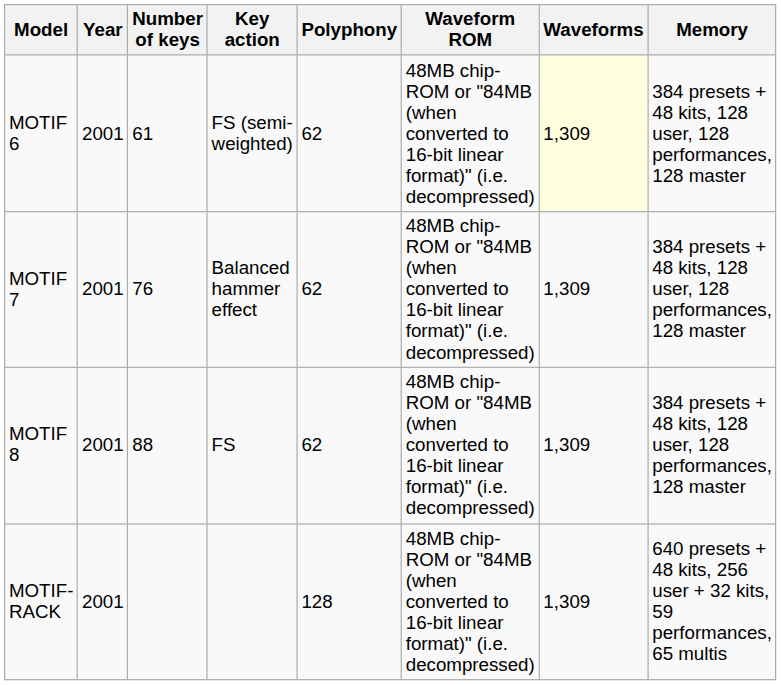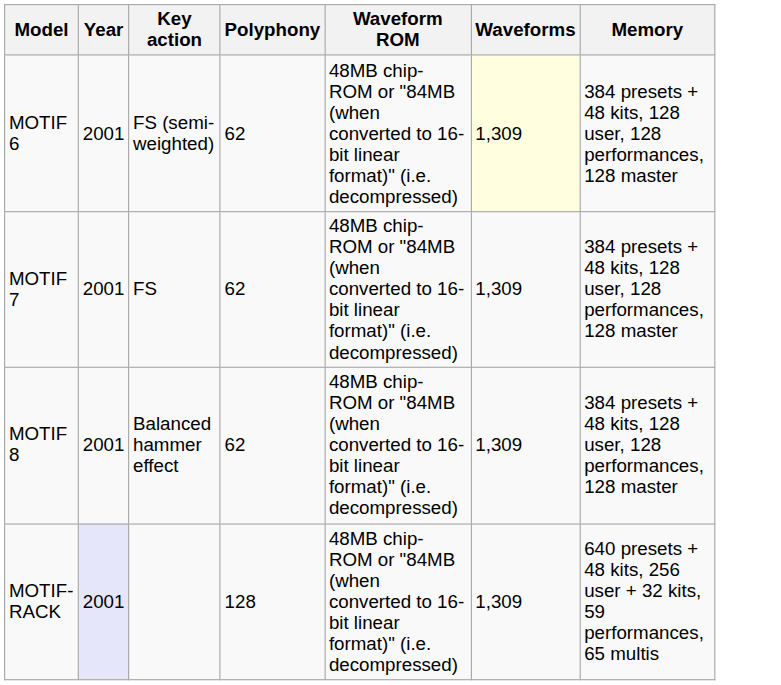- column: (168, 29)
(251, 289) Balanced hammer effect -> (145, 289) FS
(224, 445) FS -> (172, 445) Balanced hammer effect
(103, 601) no background -> (104, 601) lavender background
